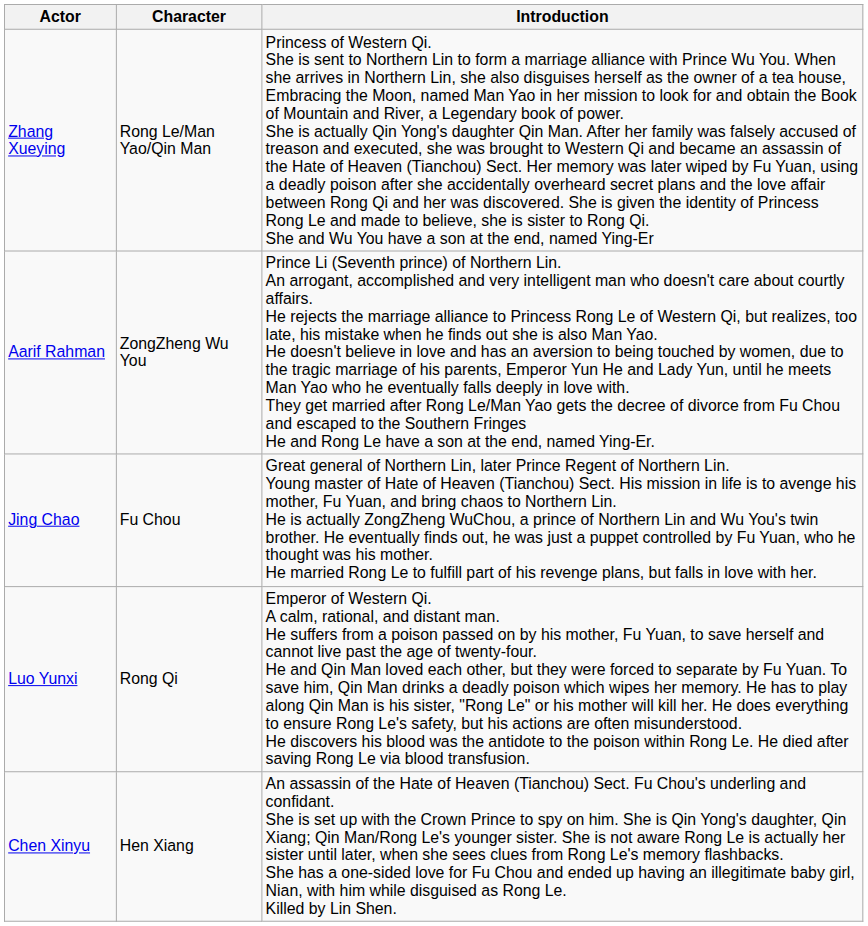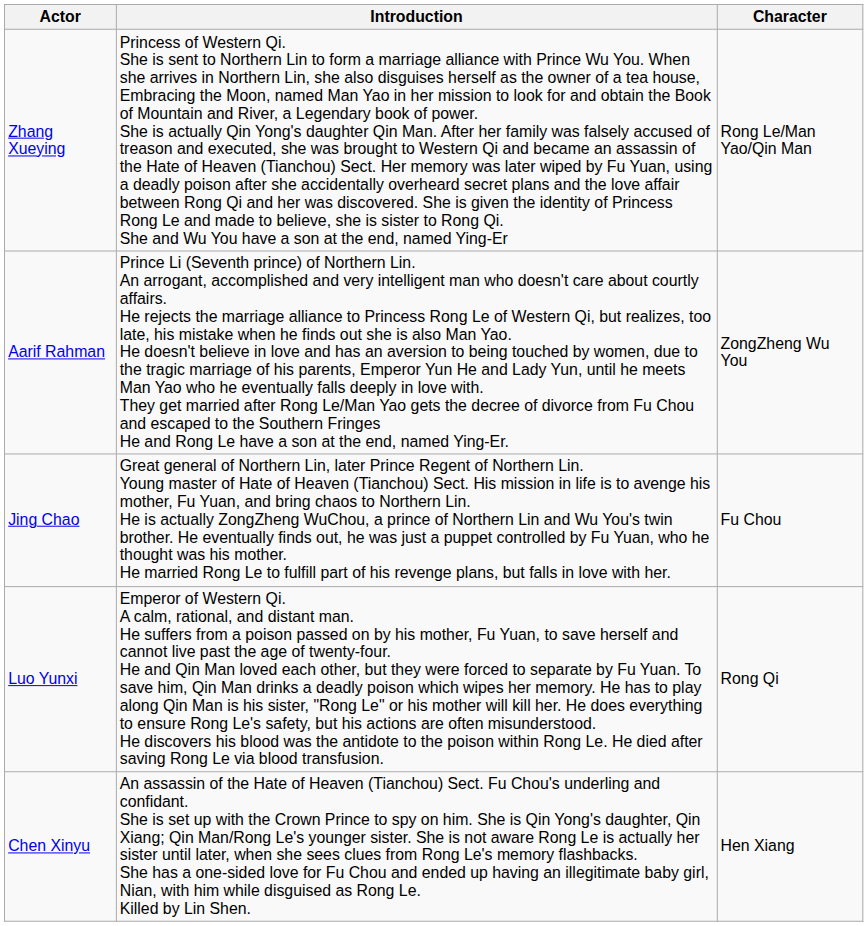columns swapped: (189, 17) <-> (562, 17)
